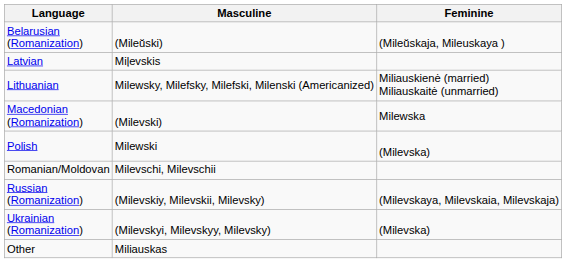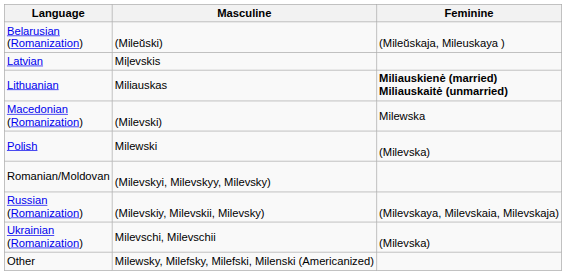(244, 85) Milewsky, Milefsky, Milefski, Milenski (Americanized) -> (141, 85) Miliauskas
(439, 85) normal -> (443, 85) bold
(165, 170) Milevschi, Milevschii -> (193, 182) (Milevskyi, Milevskyy, Milevsky)
(193, 231) (Milevskyi, Milevskyy, Milevsky) -> (165, 237) Milevschi, Milevschii
(141, 248) Miliauskas -> (244, 261) Milewsky, Milefsky, Milefski, Milenski (Americanized)
